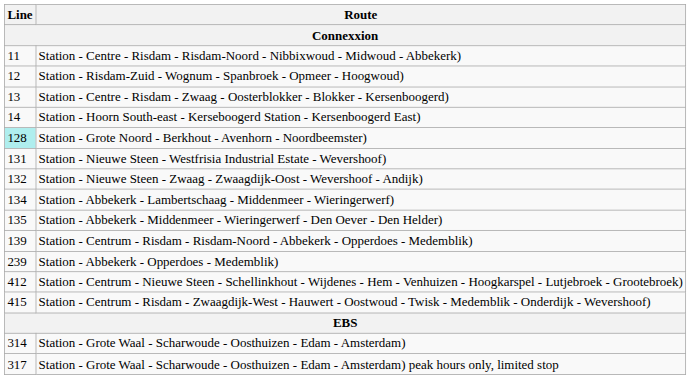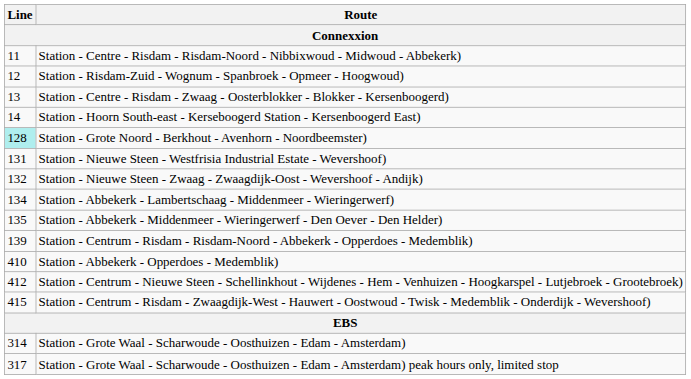(17, 261) 239 -> (17, 261) 410
